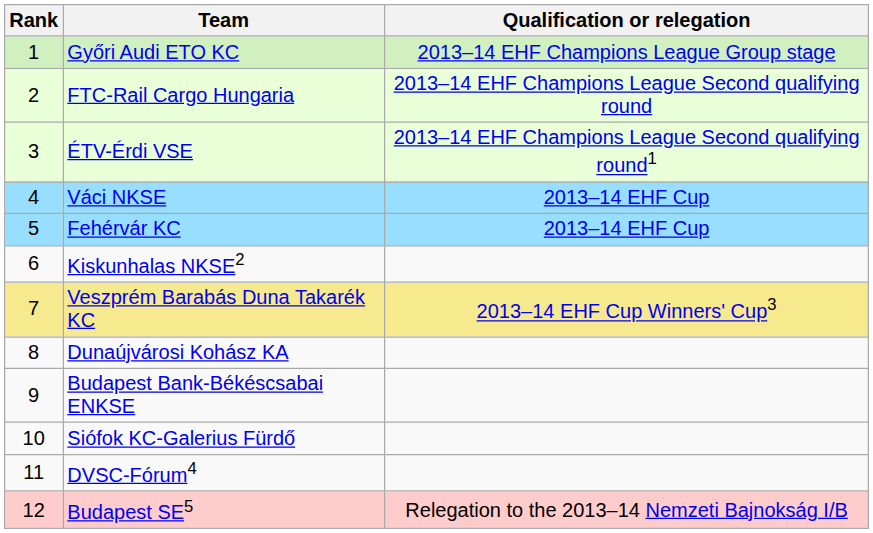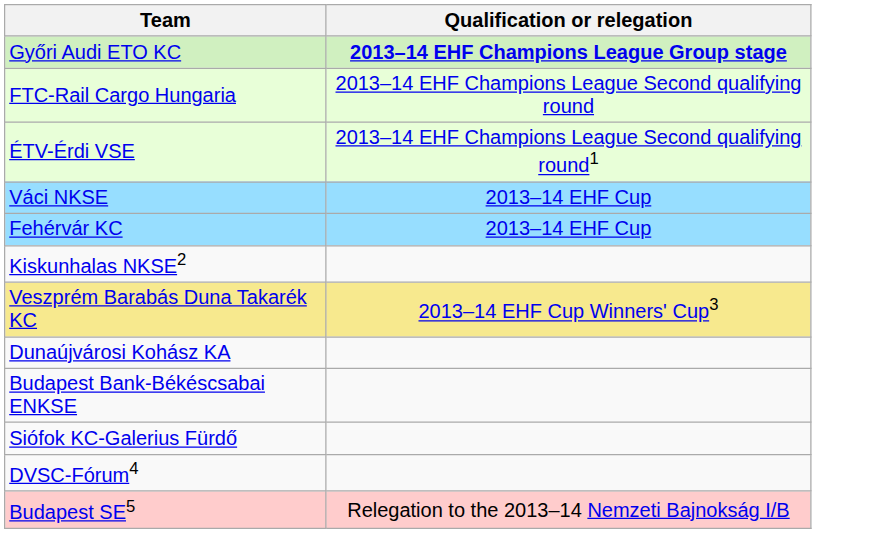- column: (34, 20)
(627, 52) normal -> (568, 52) bold
